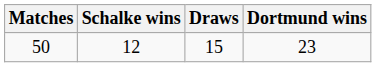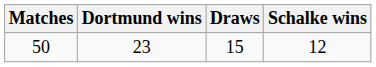columns swapped: (307, 18) <-> (131, 18)
